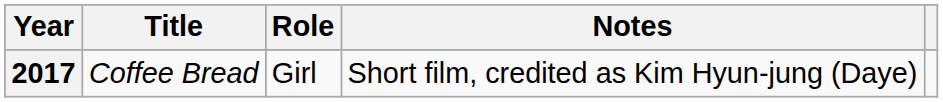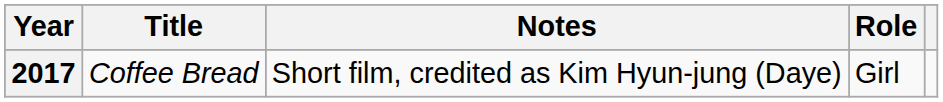columns swapped: (303, 27) <-> (632, 27)
